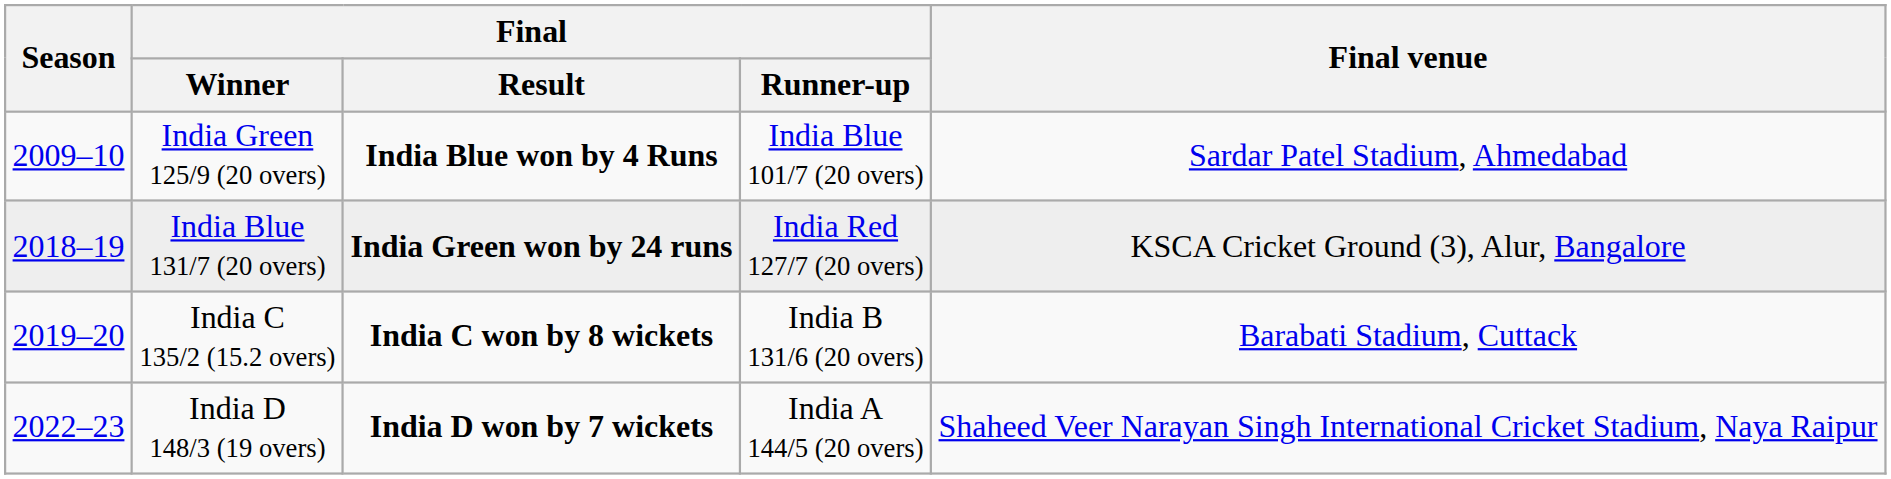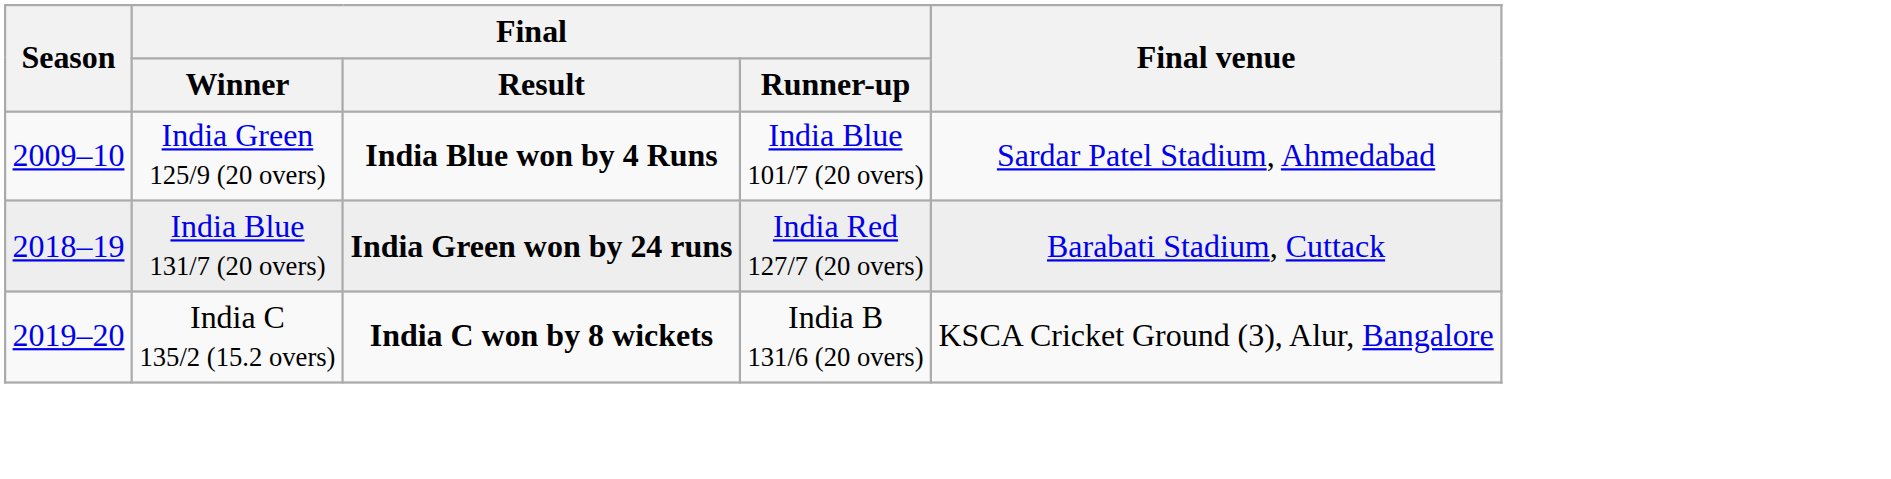(1408, 246) KSCA Cricket Ground (3), Alur, Bangalore -> (1216, 246) Barabati Stadium, Cuttack
(1408, 336) Barabati Stadium, Cuttack -> (1216, 336) KSCA Cricket Ground (3), Alur, Bangalore
- row: (237, 426)
